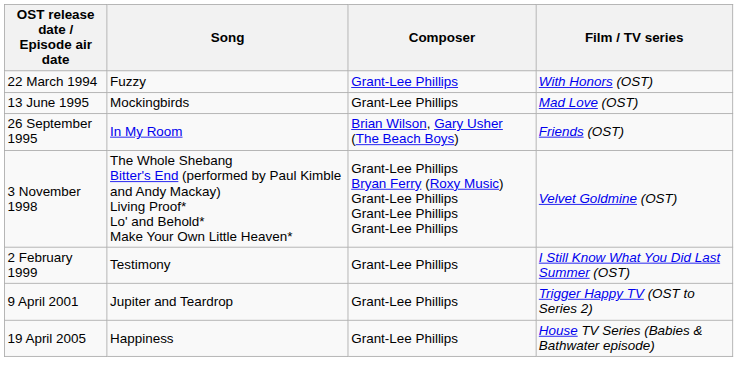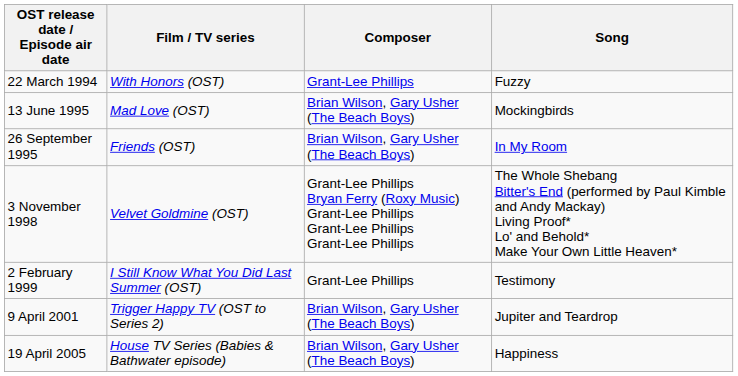columns swapped: (228, 37) <-> (634, 37)
(405, 103) Grant-Lee Phillips -> (383, 110) Brian Wilson, Gary Usher (The Beach Boys)
(405, 301) Grant-Lee Phillips -> (383, 316) Brian Wilson, Gary Usher (The Beach Boys)
(405, 338) Grant-Lee Phillips -> (383, 353) Brian Wilson, Gary Usher (The Beach Boys)
